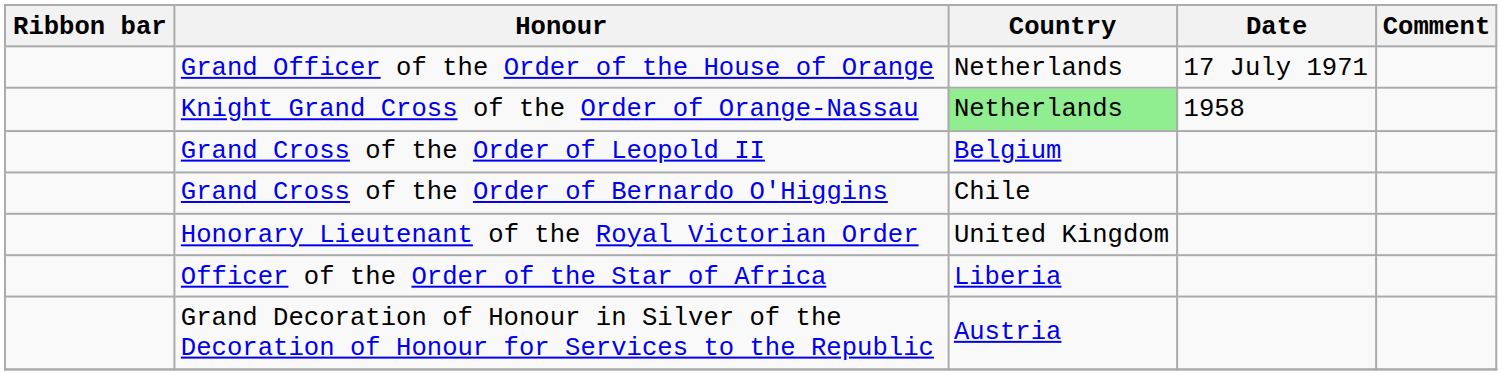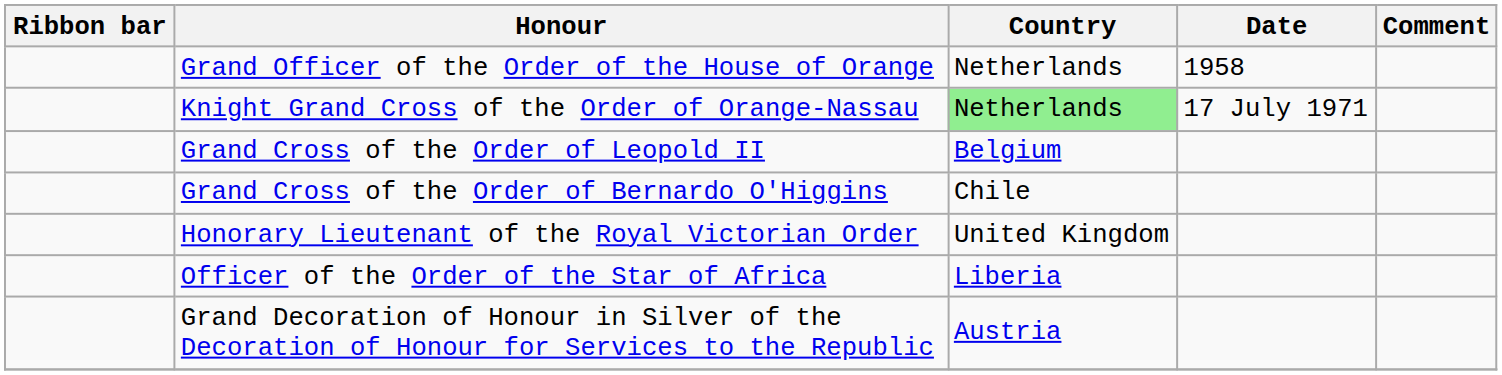(1276, 68) 17 July 1971 -> (1214, 68) 1958
(1214, 109) 1958 -> (1276, 109) 17 July 1971
